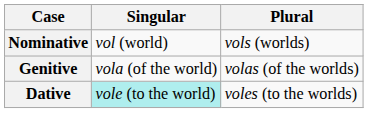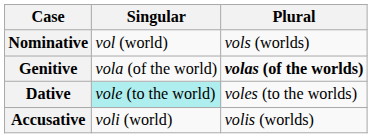(292, 68) normal -> (294, 68) bold
+ row: (48, 119)
